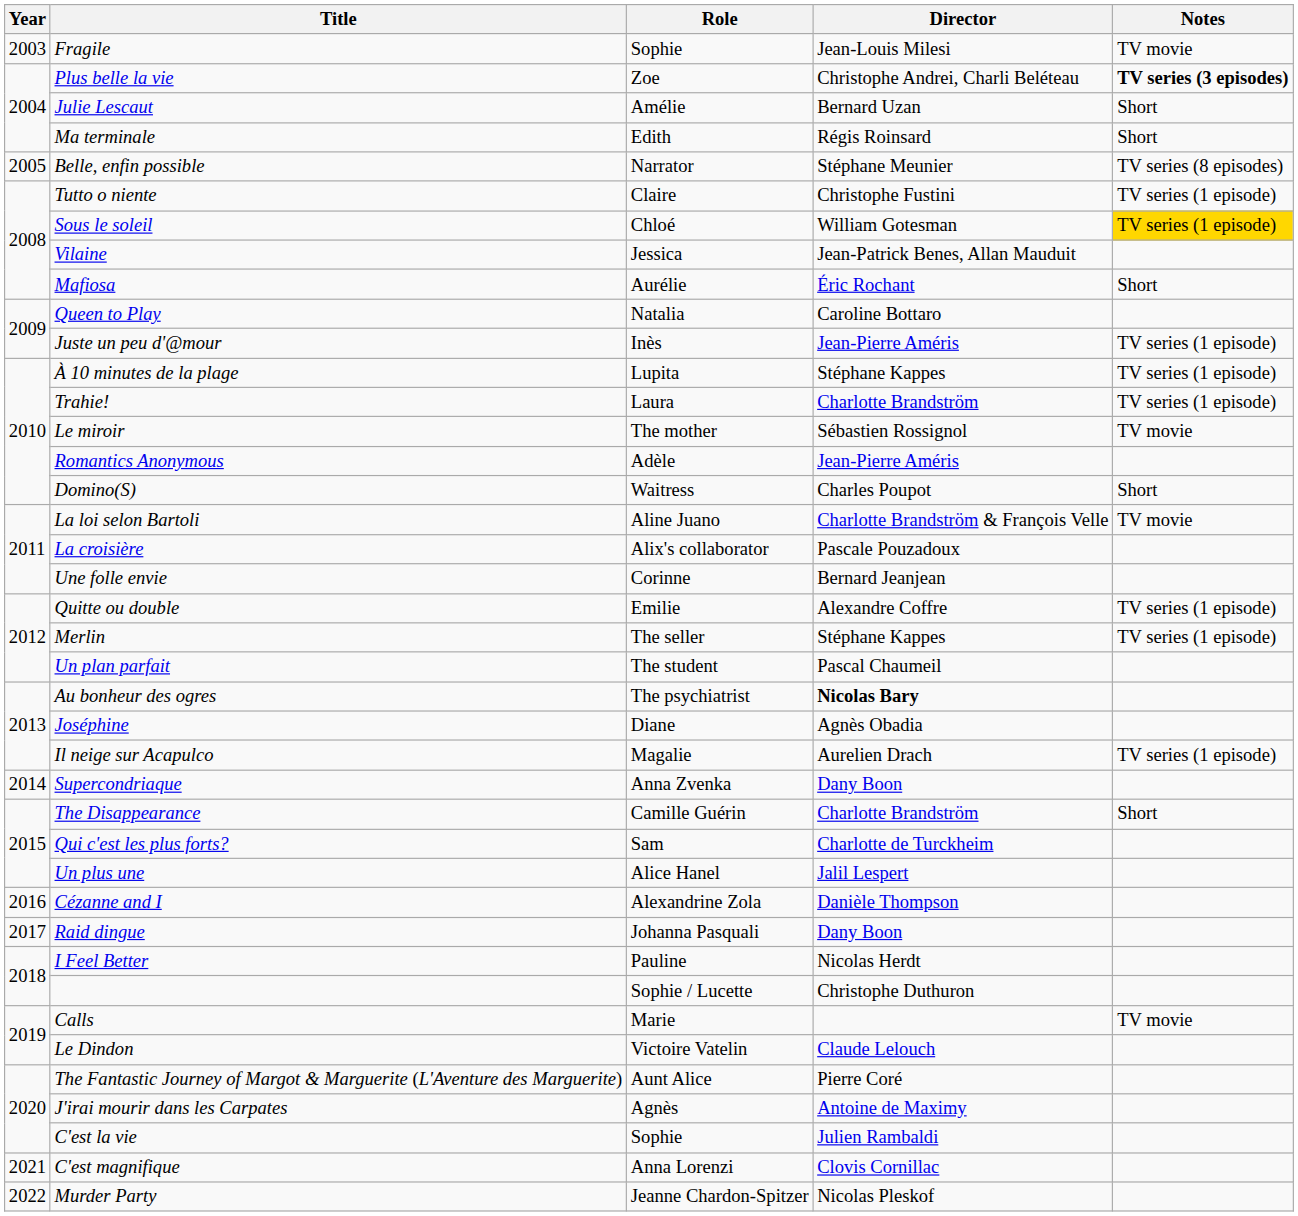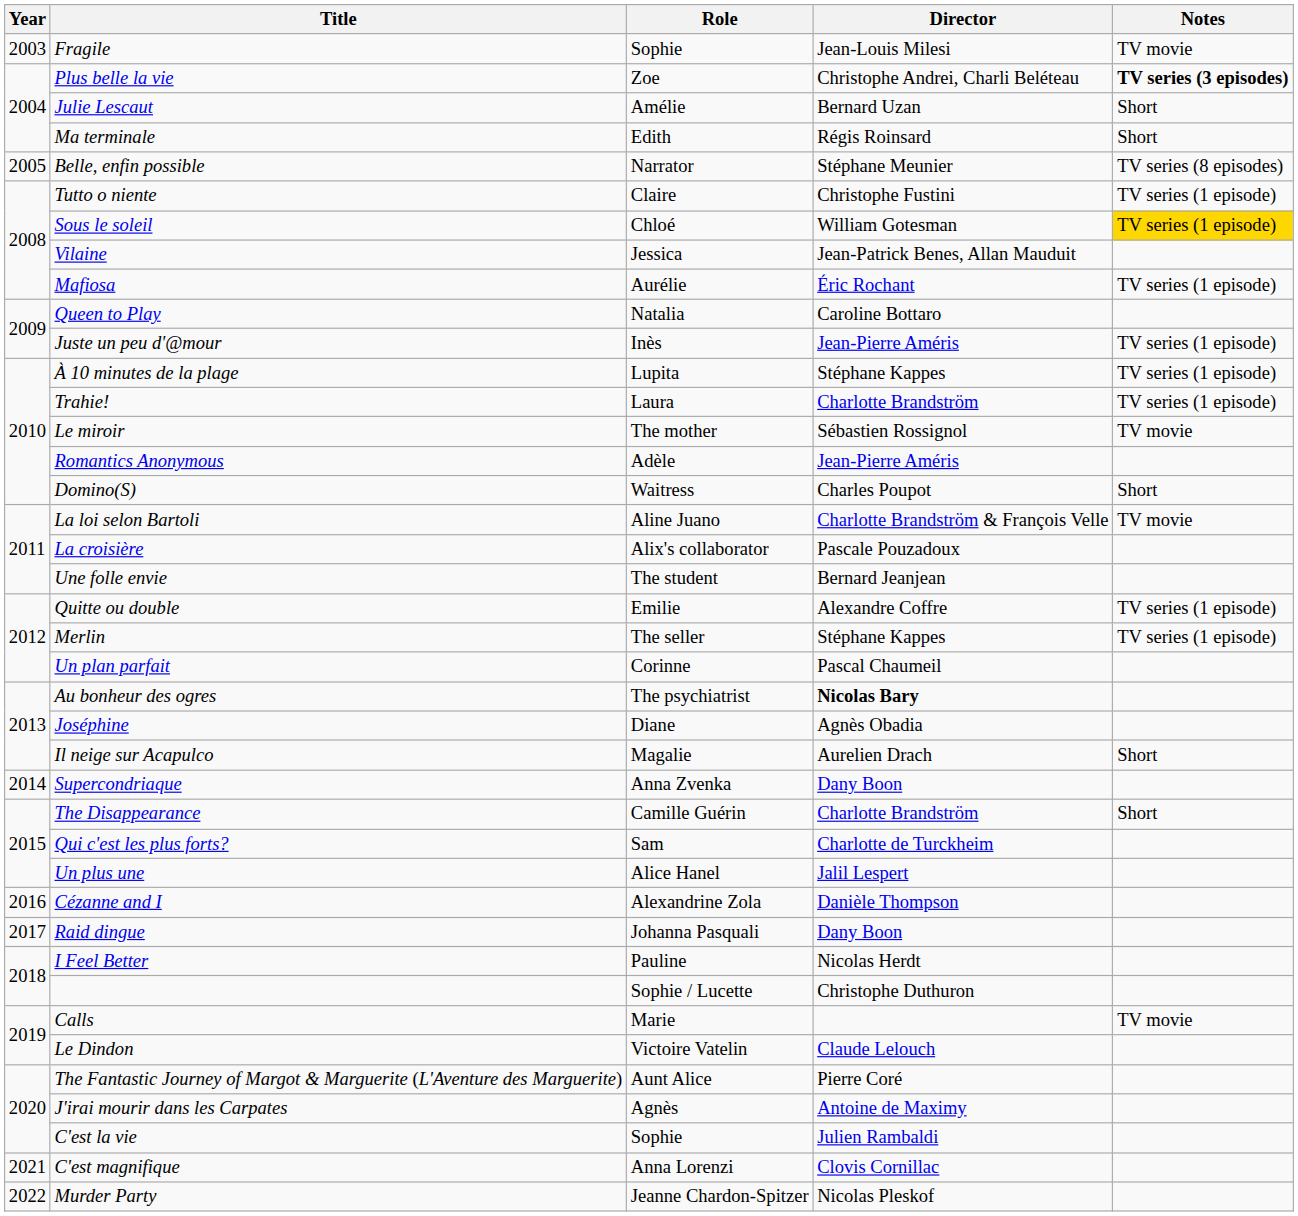(1137, 284) Short -> (1197, 284) TV series (1 episode)
(661, 578) Corinne -> (674, 578) The student
(674, 666) The student -> (661, 666) Corinne
(1197, 755) TV series (1 episode) -> (1137, 755) Short
